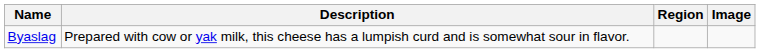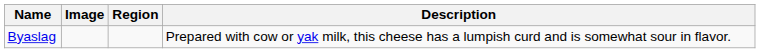columns swapped: (731, 15) <-> (357, 15)
